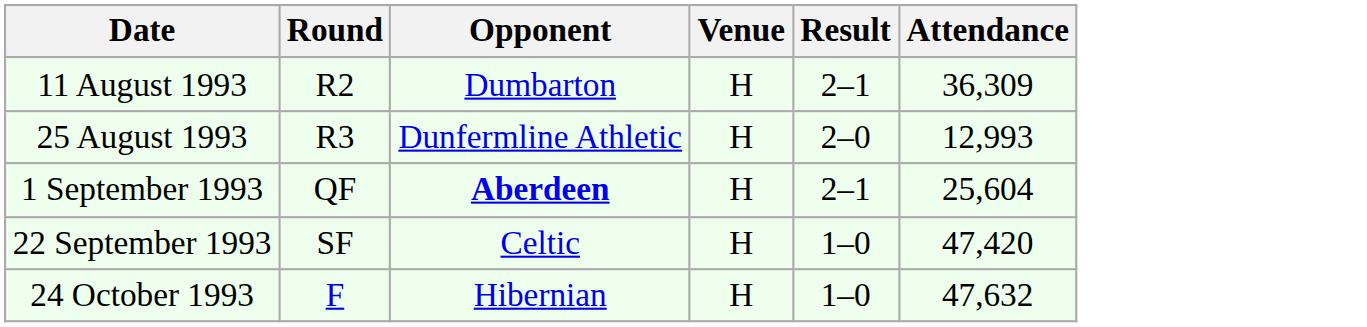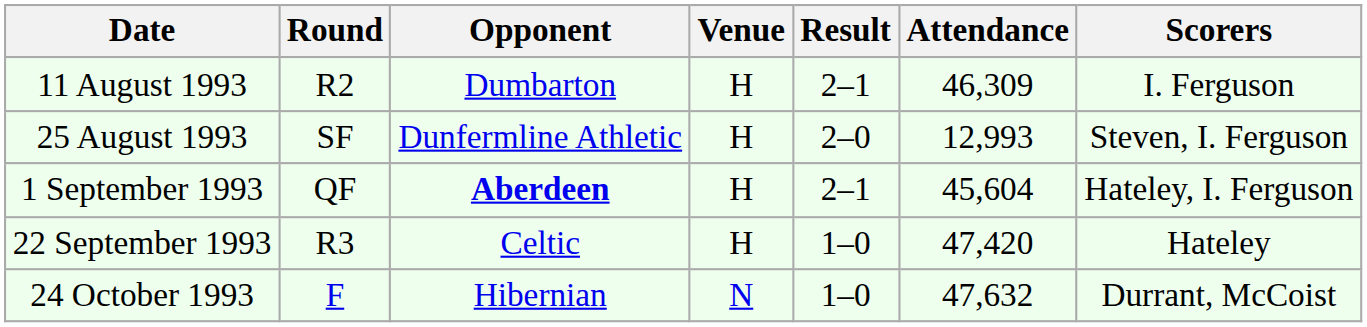+ column: (1219, 30)
(988, 83) 36,309 -> (988, 83) 46,309
(335, 136) R3 -> (335, 136) SF
(988, 189) 25,604 -> (988, 189) 45,604
(335, 242) SF -> (335, 242) R3
(741, 294) H -> (741, 294) N
